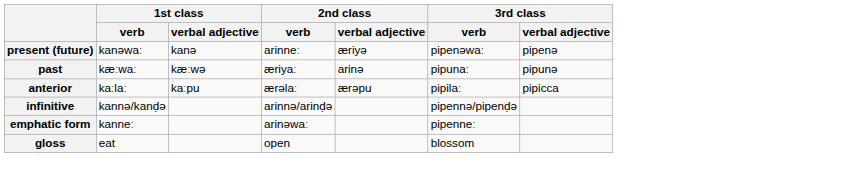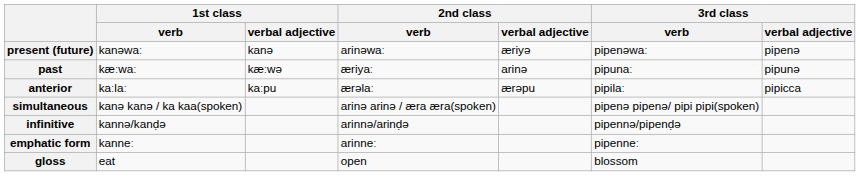(282, 50) arinneː -> (363, 50) arinəwaː
+ row: (50, 106)
(286, 124) arinəwaː -> (359, 143) arinneː
